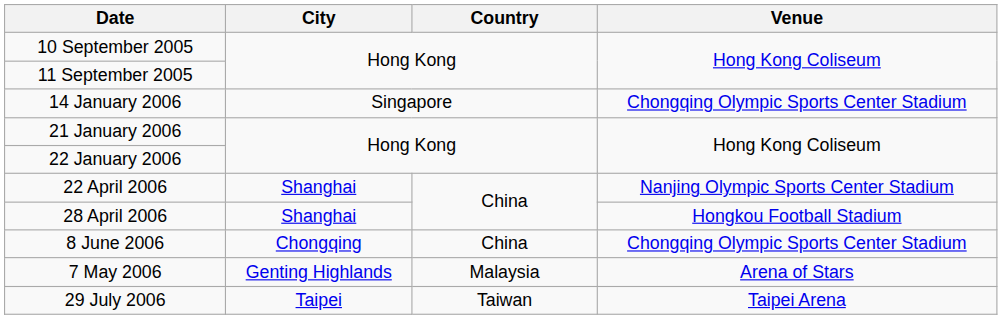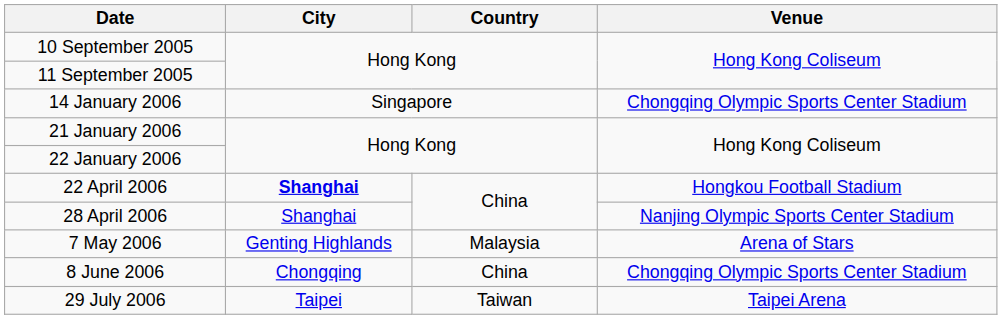(319, 187) normal -> (319, 187) bold
(797, 187) Nanjing Olympic Sports Center Stadium -> (797, 187) Hongkou Football Stadium
(797, 215) Hongkou Football Stadium -> (797, 215) Nanjing Olympic Sports Center Stadium
rows swapped: (115, 272) <-> (115, 243)
